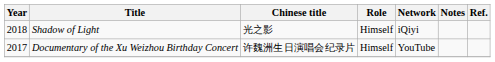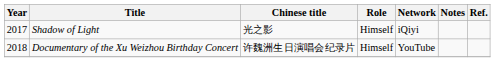(17, 29) 2018 -> (17, 29) 2017
(17, 47) 2017 -> (17, 47) 2018
